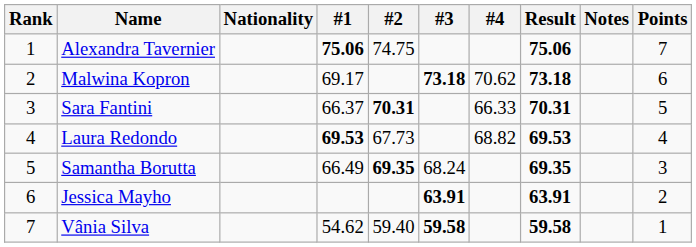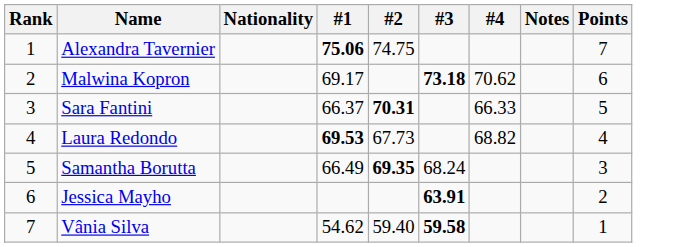- column: (550, 19)
